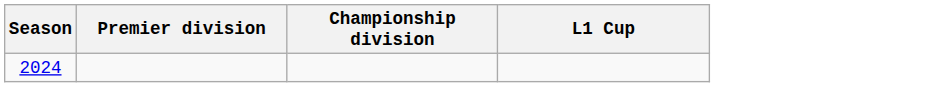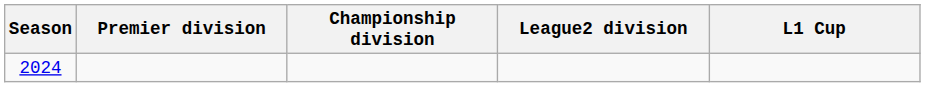+ column: (603, 29)
